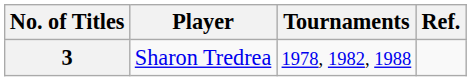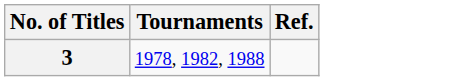- column: (203, 22)
